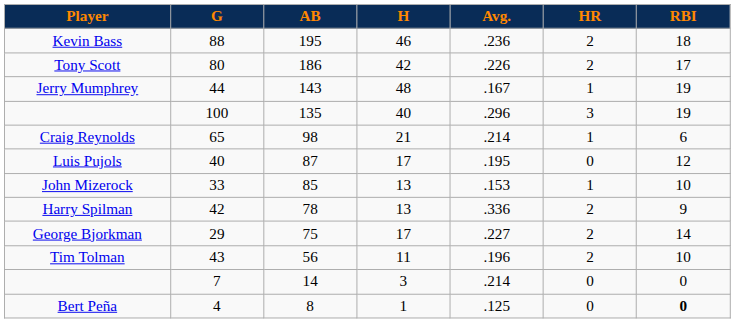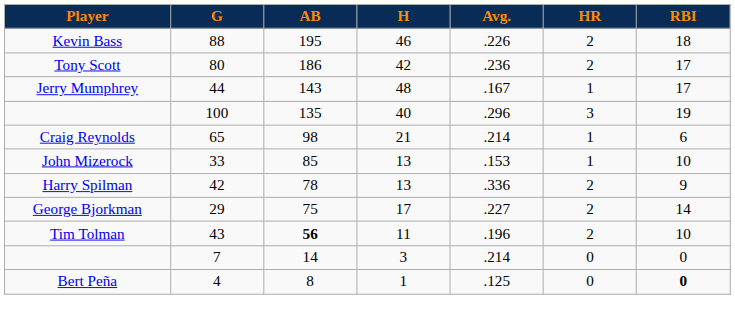(497, 40) .236 -> (497, 40) .226
(497, 64) .226 -> (497, 64) .236
(683, 88) 19 -> (683, 88) 17
- row: (87, 161)
(310, 257) normal -> (310, 233) bold
